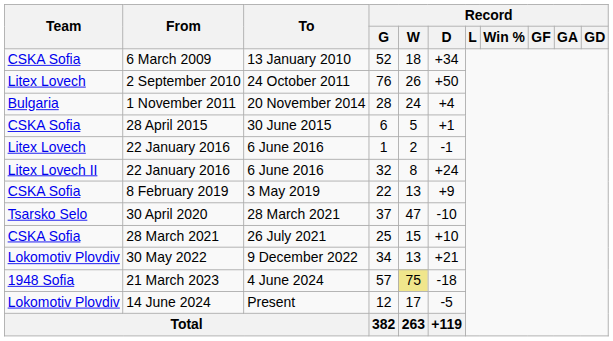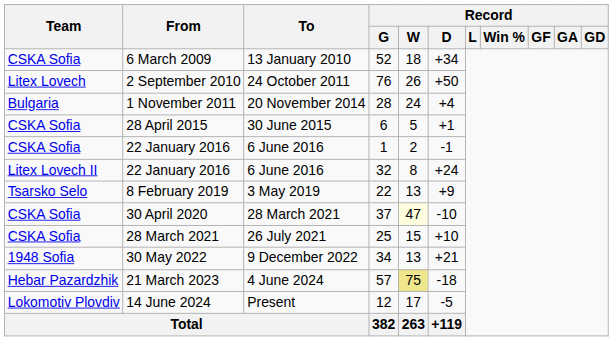(47, 147) Litex Lovech -> (44, 147) CSKA Sofia
(44, 192) CSKA Sofia -> (47, 192) Tsarsko Selo
(47, 214) Tsarsko Selo -> (44, 214) CSKA Sofia
(413, 214) no background -> (413, 214) lightyellow background
(64, 258) Lokomotiv Plovdiv -> (41, 258) 1948 Sofia
(41, 280) 1948 Sofia -> (63, 280) Hebar Pazardzhik
